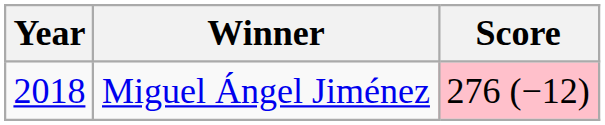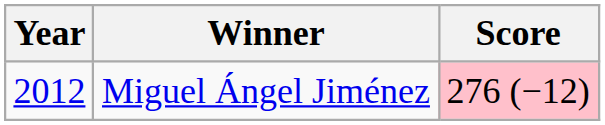(49, 90) 2018 -> (49, 90) 2012
